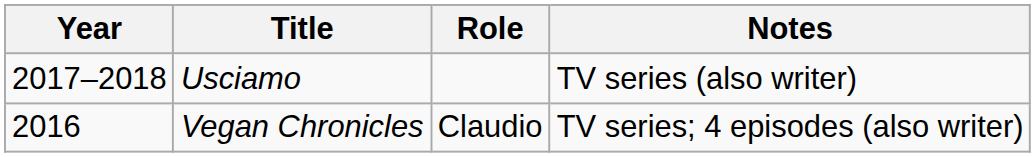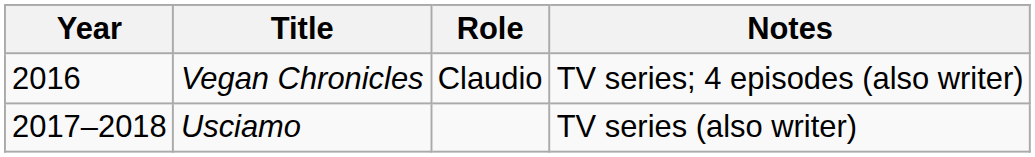rows swapped: (302, 126) <-> (241, 77)
